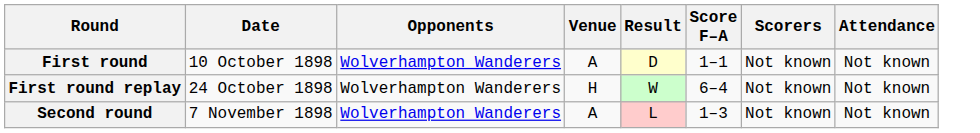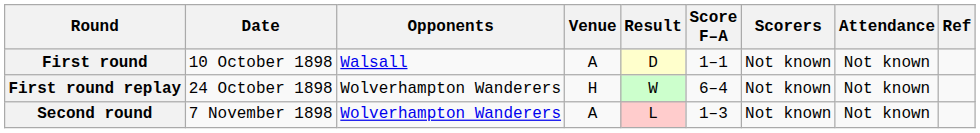+ column: (957, 27)
(451, 62) Wolverhampton Wanderers -> (374, 62) Walsall
